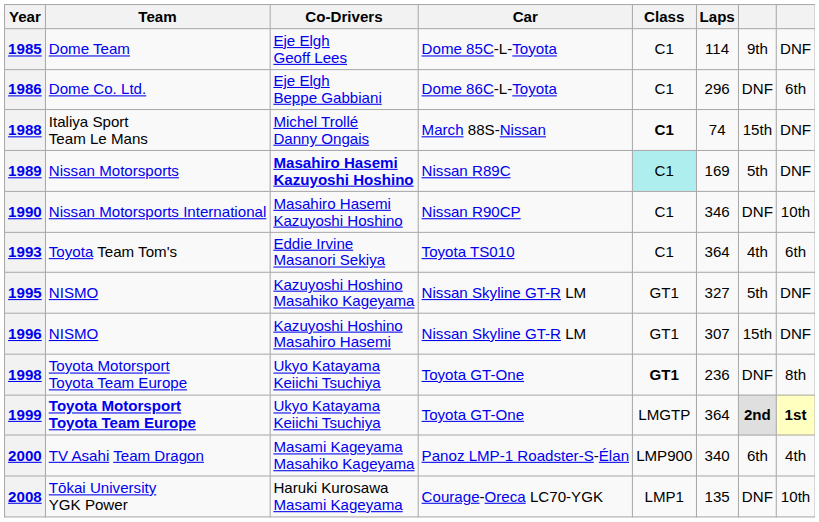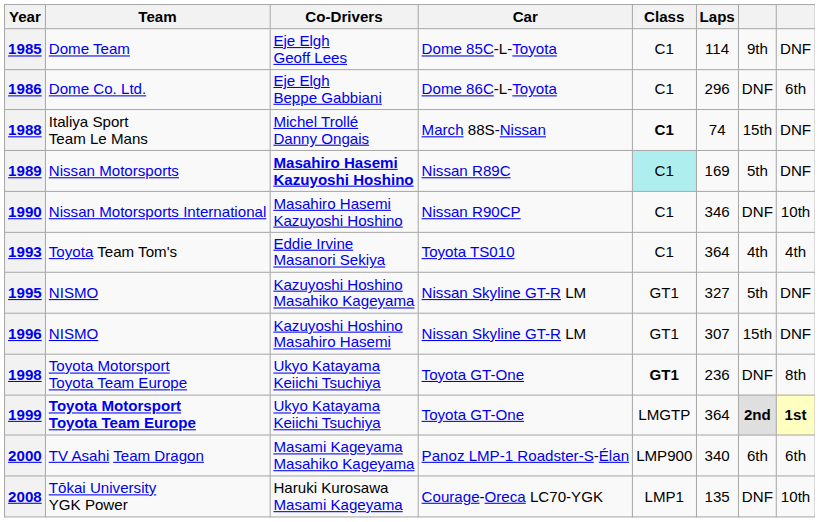(796, 253) 6th -> (796, 253) 4th
(796, 456) 4th -> (796, 456) 6th
